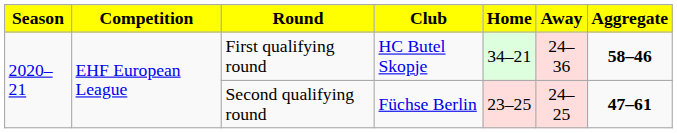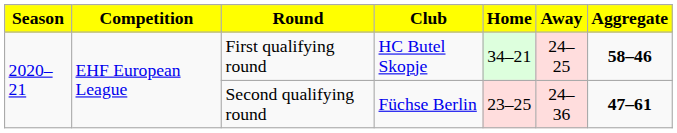(561, 56) 24–36 -> (561, 56) 24–25
(561, 103) 24–25 -> (561, 103) 24–36
